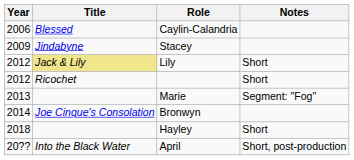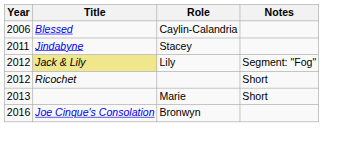(19, 46) 2009 -> (18, 46) 2011
(255, 63) Short -> (279, 63) Segment: "Fog"
(279, 96) Segment: "Fog" -> (255, 96) Short
(19, 113) 2014 -> (19, 113) 2016
- row: (176, 130)
- row: (170, 146)
